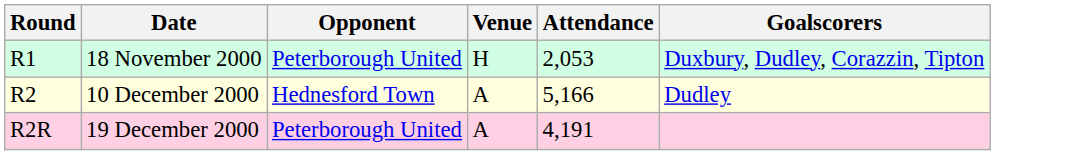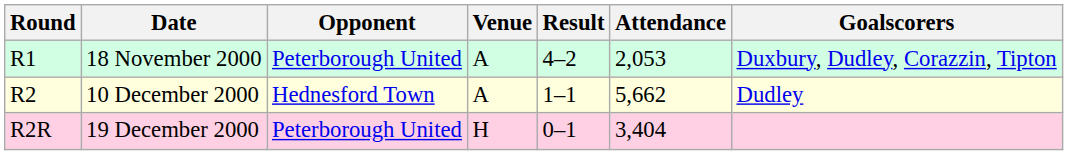+ column: (574, 22)
(481, 58) H -> (481, 58) A
(568, 94) 5,166 -> (641, 94) 5,662
(481, 130) A -> (481, 130) H
(568, 130) 4,191 -> (641, 130) 3,404
